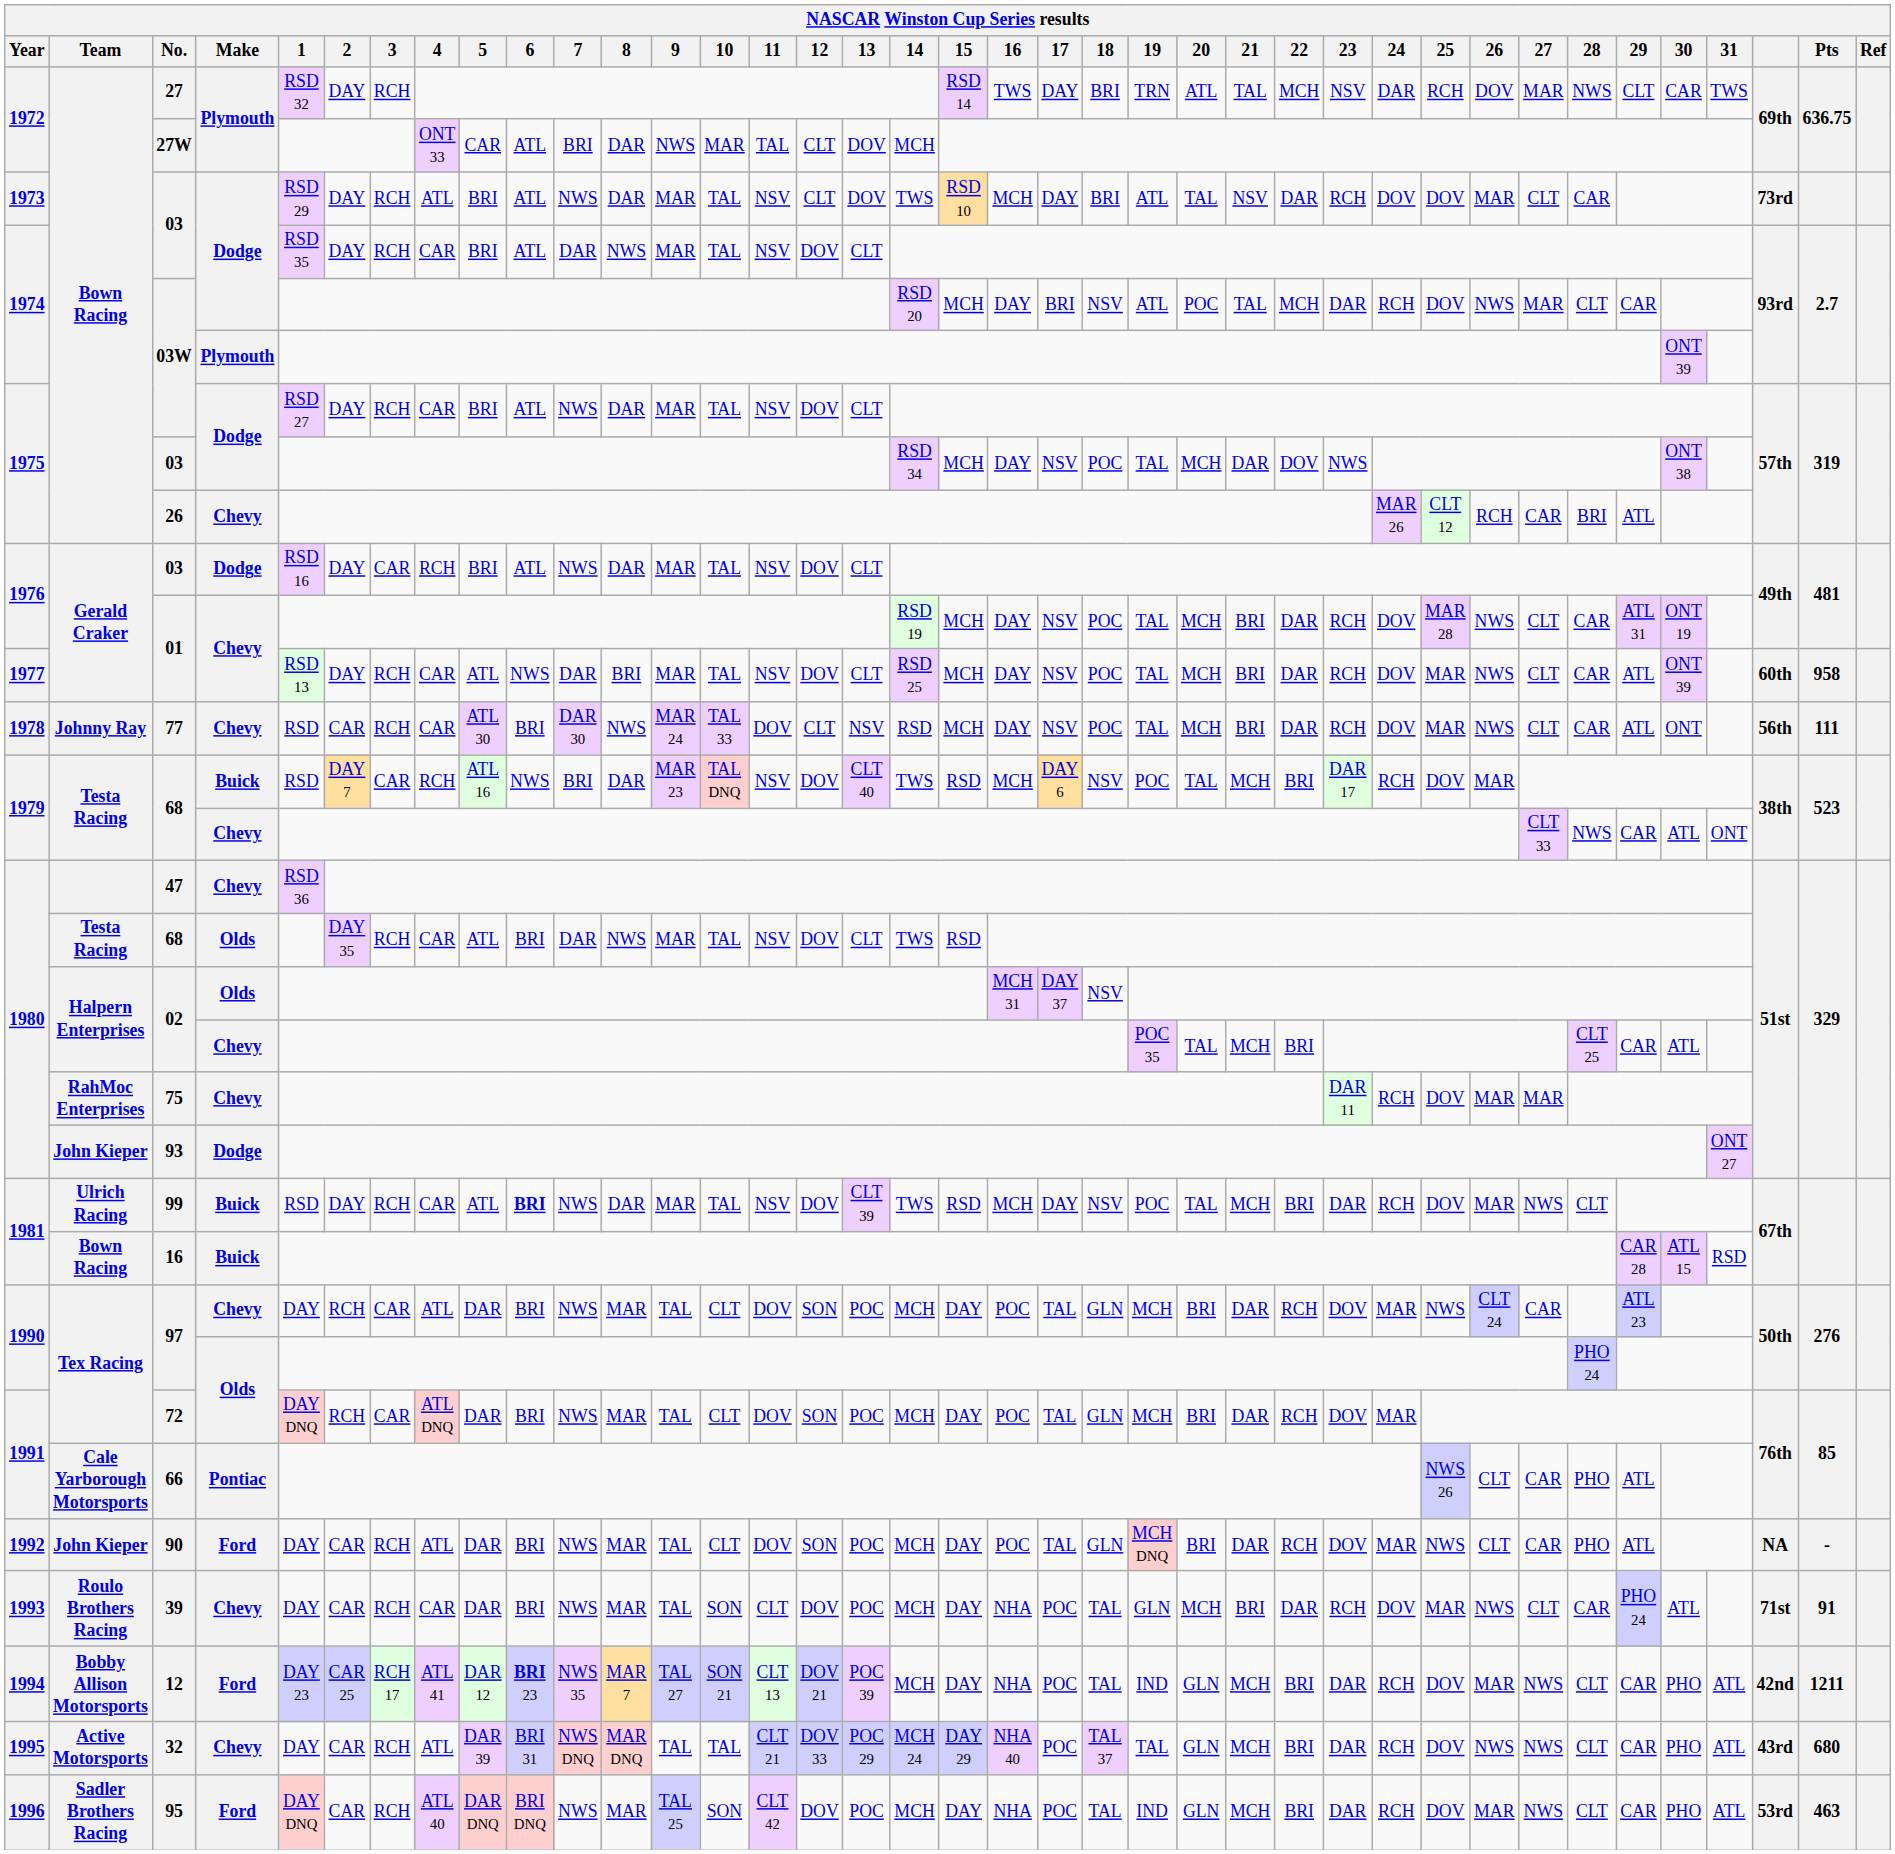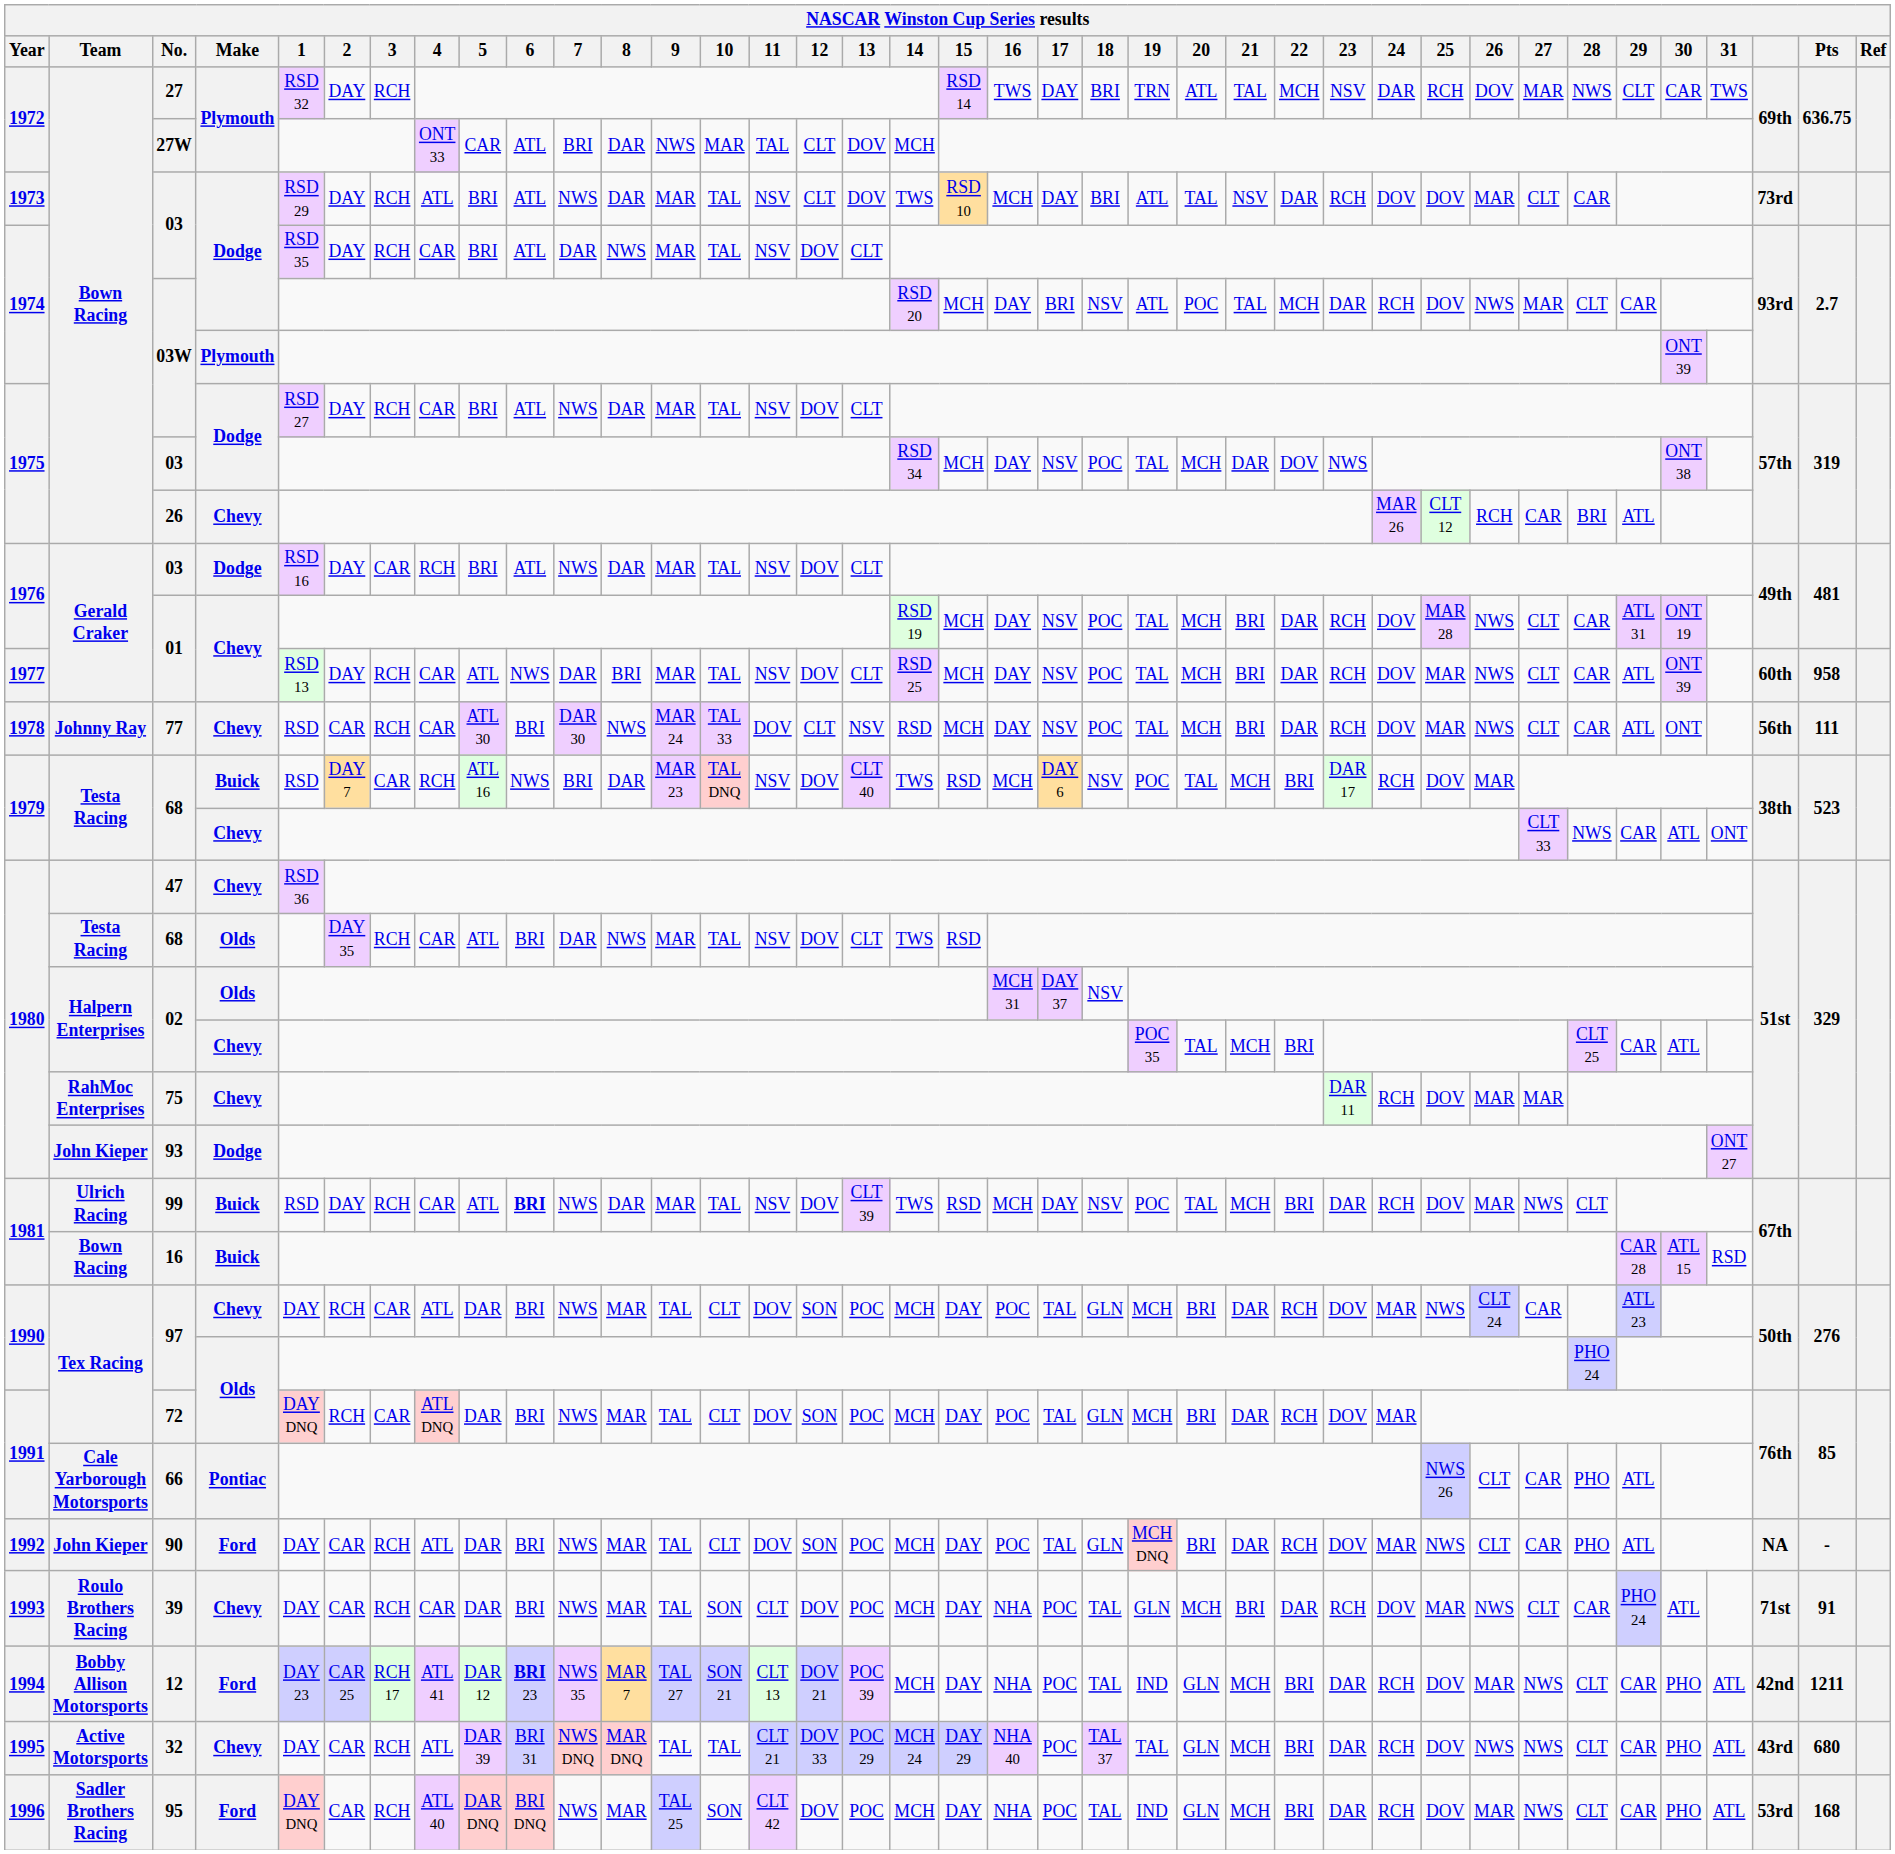(1827, 1811) 463 -> (1827, 1811) 168
